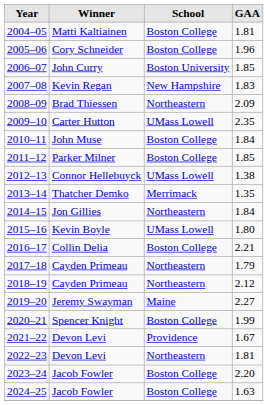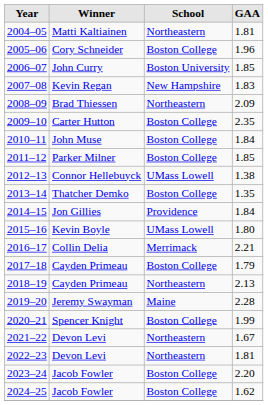(182, 31) Boston College -> (176, 31) Northeastern
(180, 121) UMass Lowell -> (182, 121) Boston College
(172, 193) Merrimack -> (182, 193) Boston College
(176, 211) Northeastern -> (172, 211) Providence
(182, 247) Boston College -> (172, 247) Merrimack
(176, 265) Northeastern -> (182, 265) Boston College
(245, 283) 2.12 -> (245, 283) 2.13
(245, 301) 2.27 -> (245, 301) 2.28
(172, 337) Providence -> (176, 337) Northeastern
(245, 391) 1.63 -> (245, 391) 1.62
